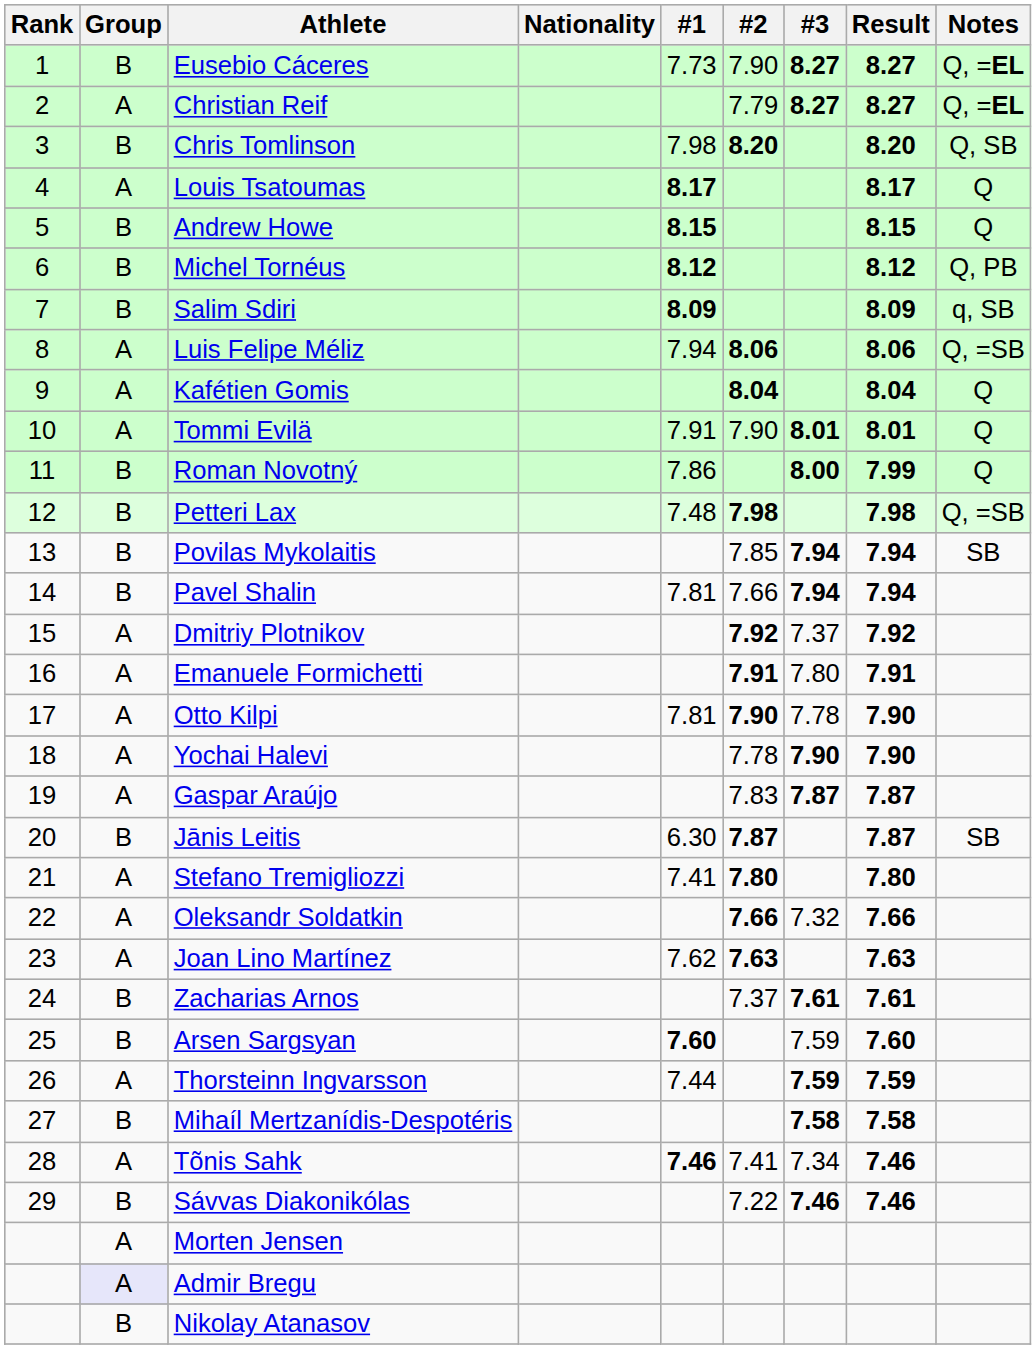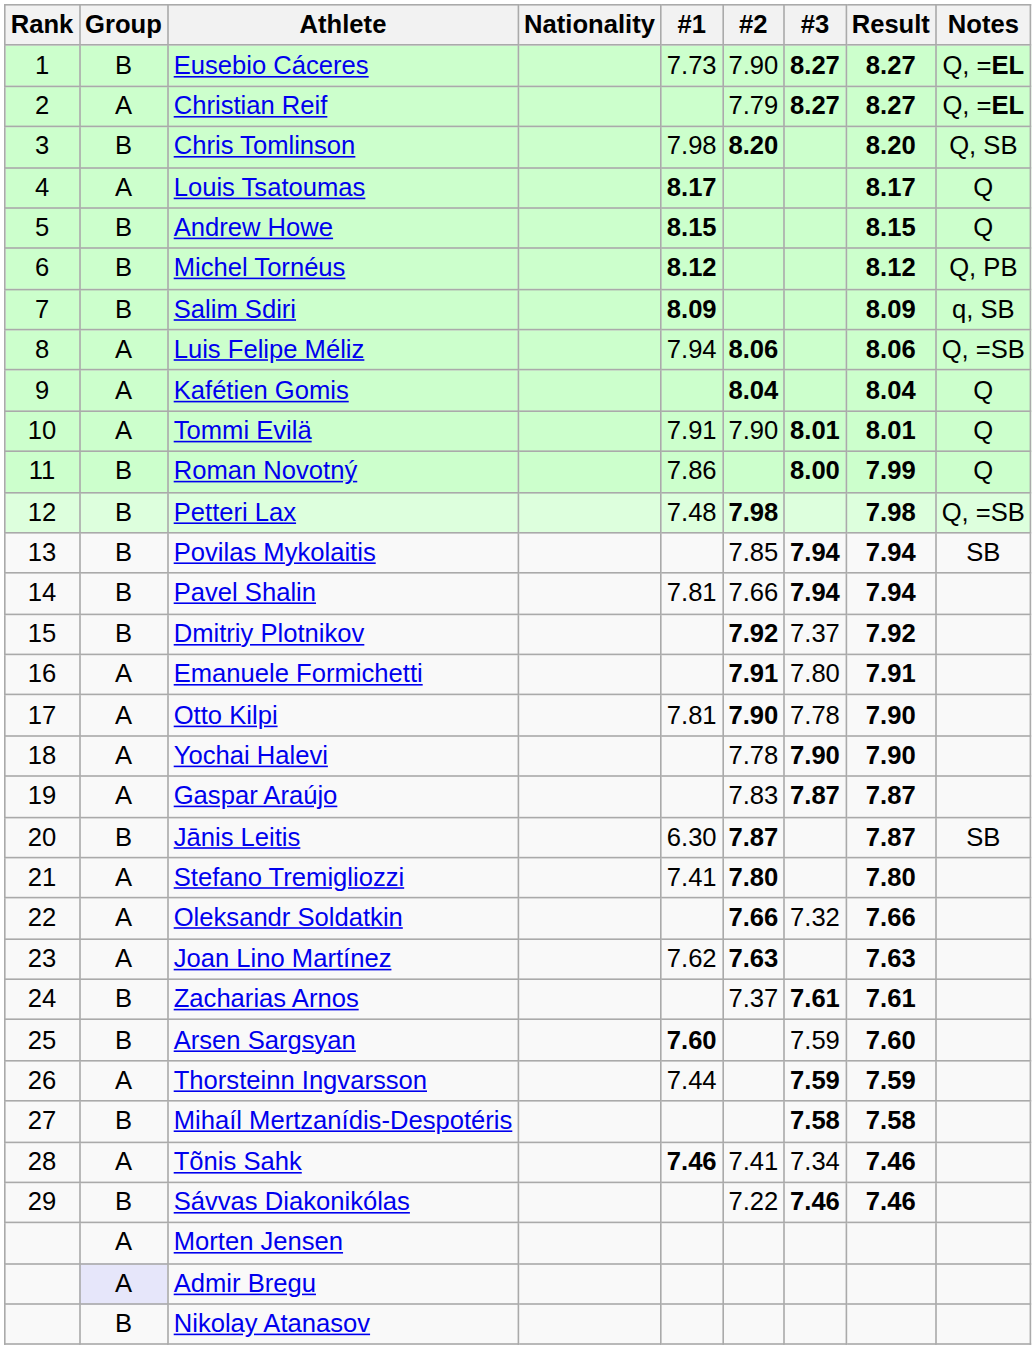(123, 633) A -> (123, 633) B
